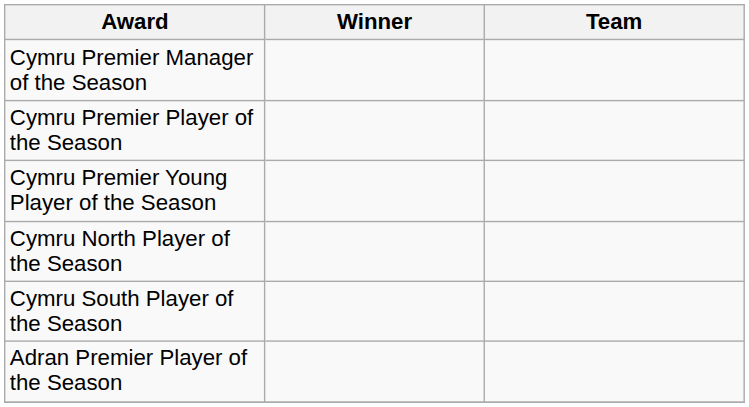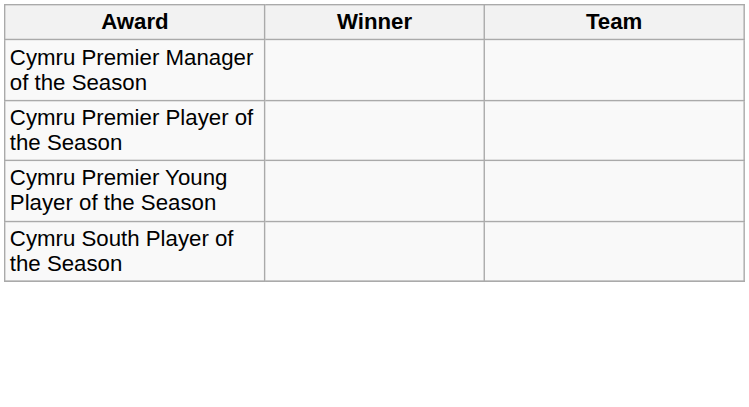- row: (120, 250)
- row: (128, 371)
